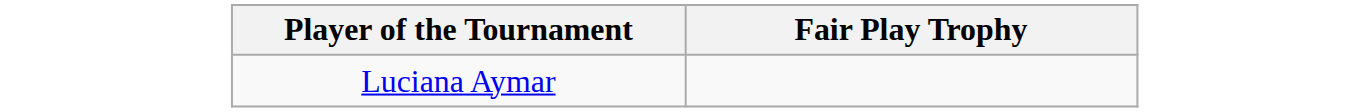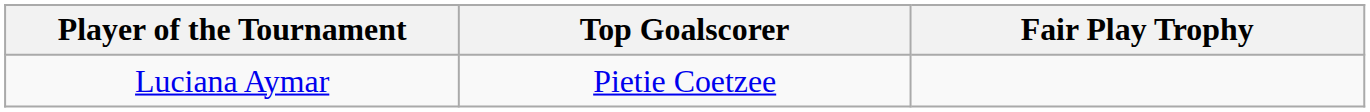+ column: (685, 29)
